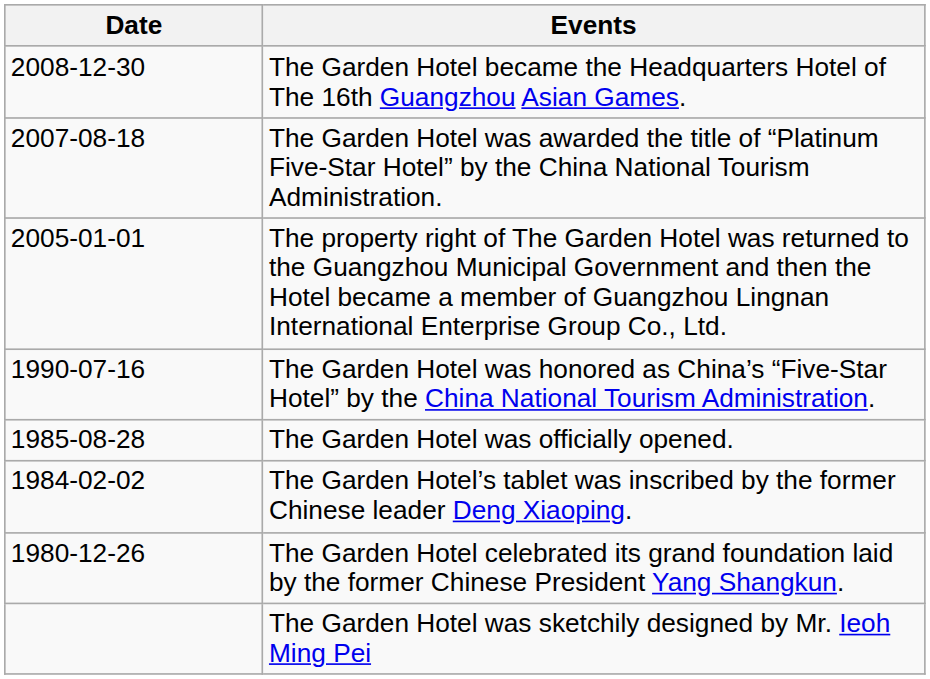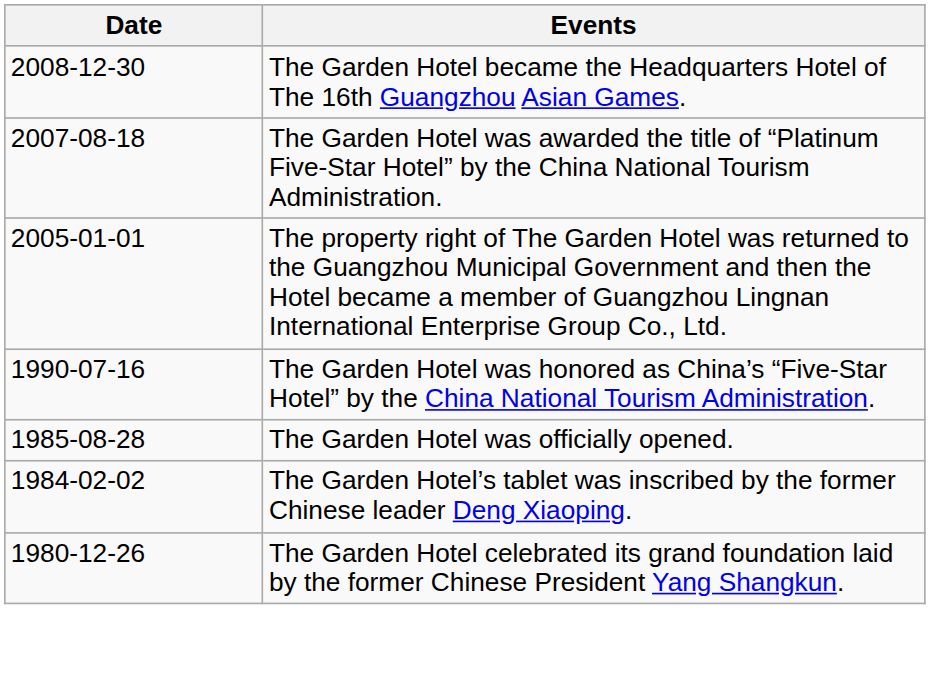- row: (580, 638)
